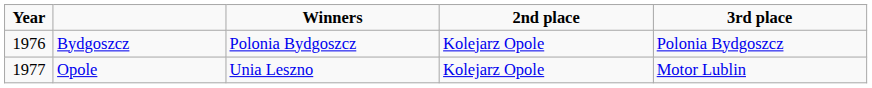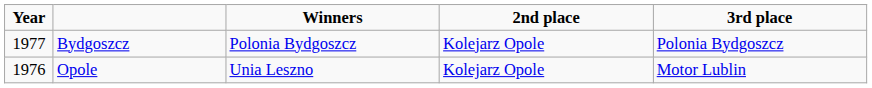(29, 43) 1976 -> (29, 43) 1977
(29, 69) 1977 -> (29, 69) 1976
